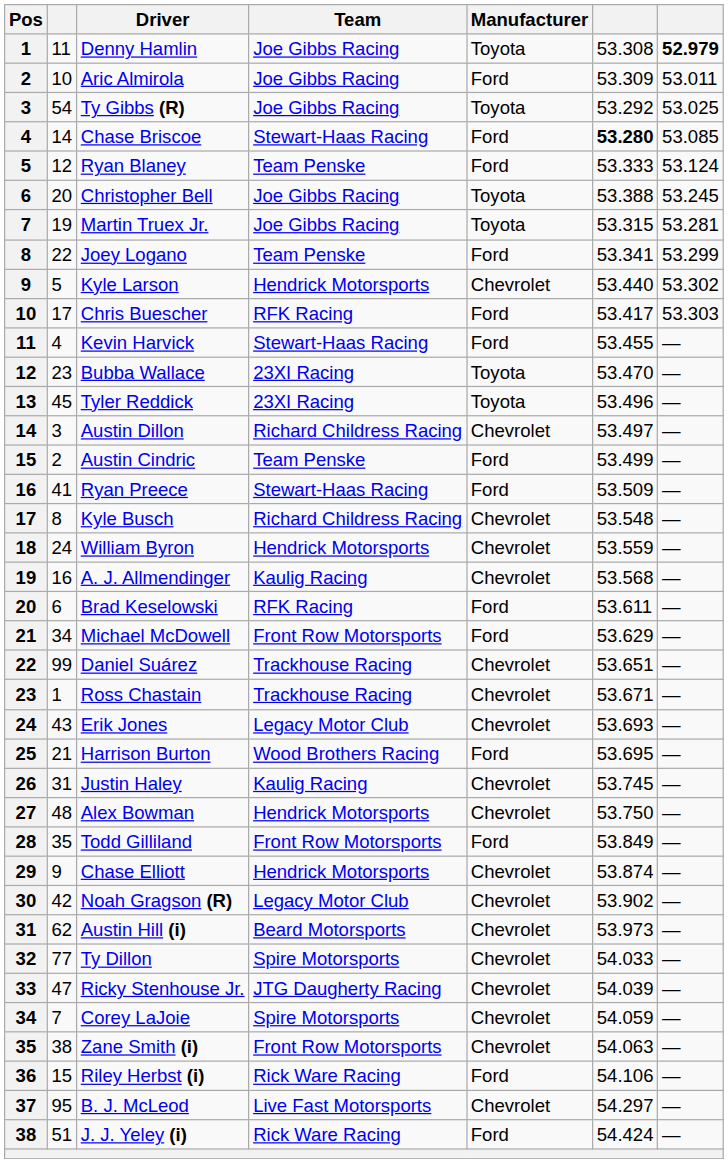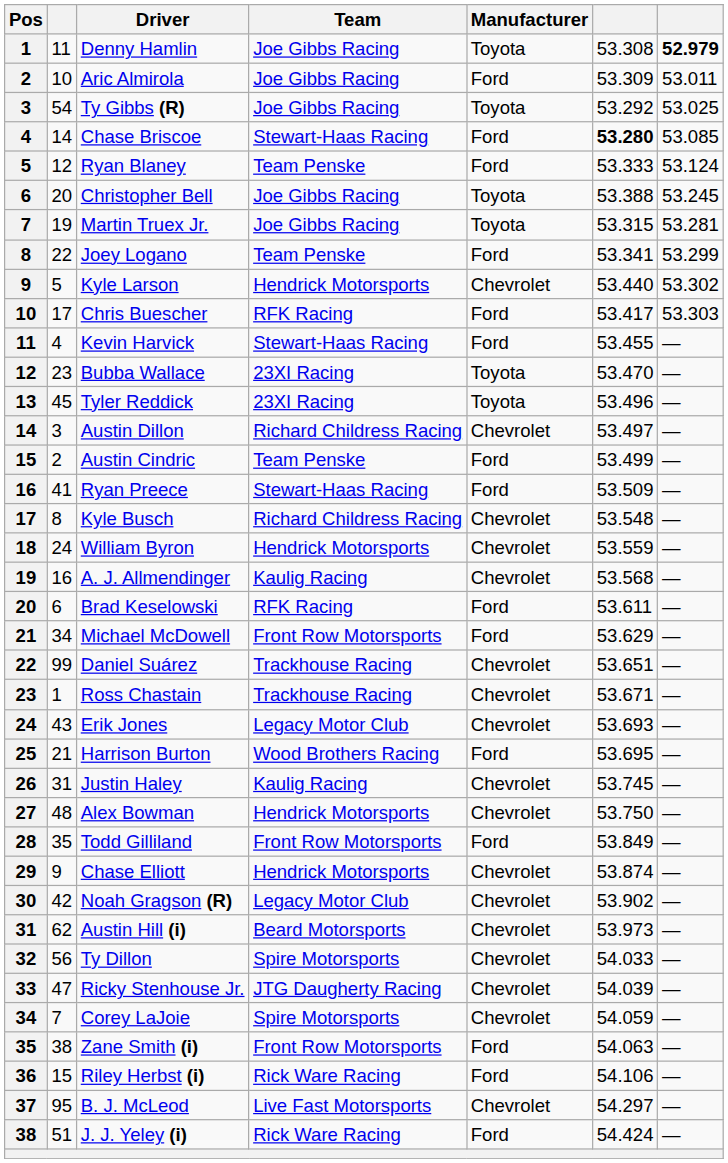(62, 959) 77 -> (62, 959) 56
(510, 1047) Chevrolet -> (490, 1047) Ford
